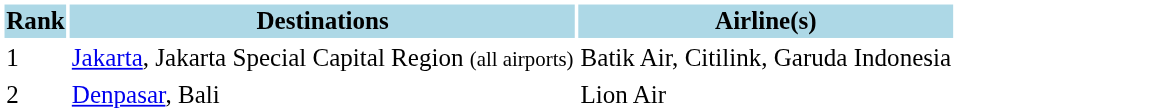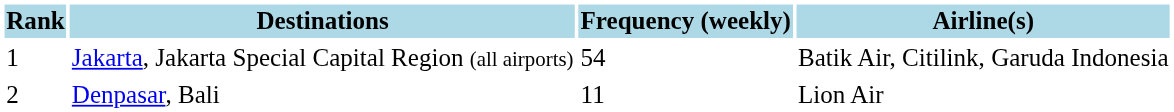+ column: (686, 20)
